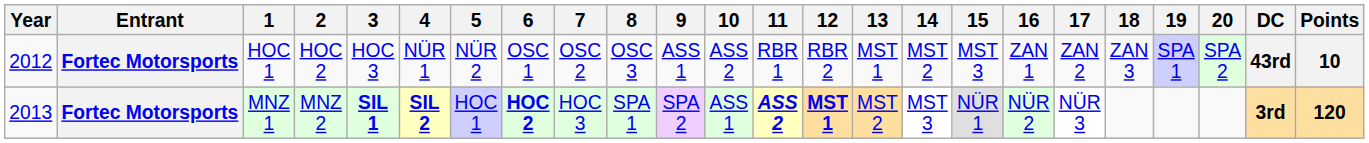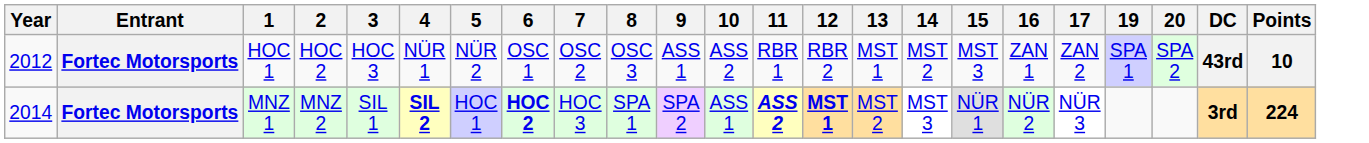- column: (1129, 20)
(31, 112) 2013 -> (31, 112) 2014
(373, 112) bold -> (373, 112) normal
(1330, 112) 120 -> (1282, 112) 224
